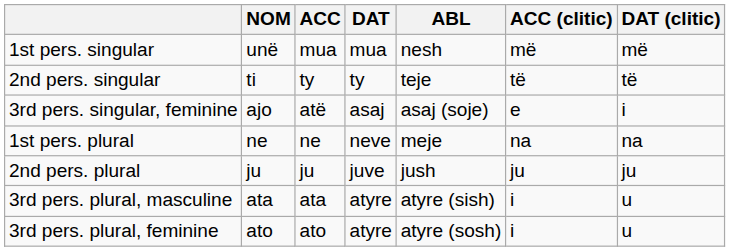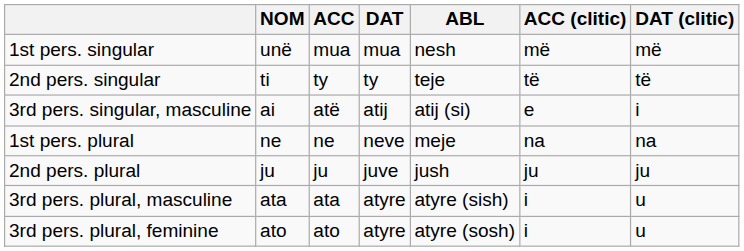+ row: (130, 110)
- row: (123, 110)
